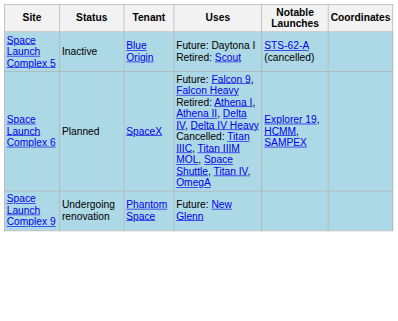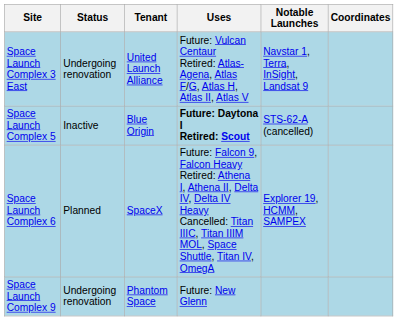+ row: (31, 69)
(216, 51) normal -> (219, 125) bold
